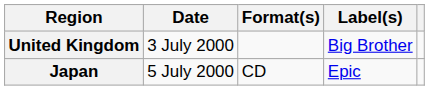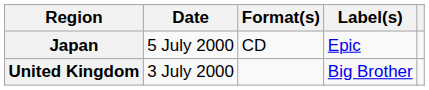rows swapped: (74, 44) <-> (74, 71)
